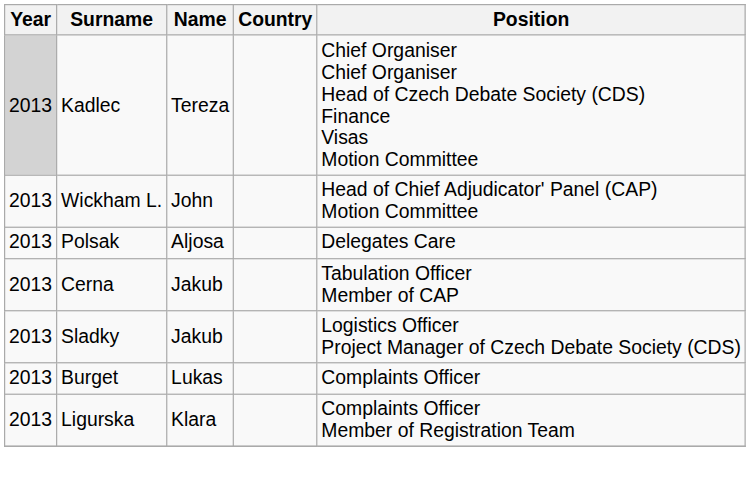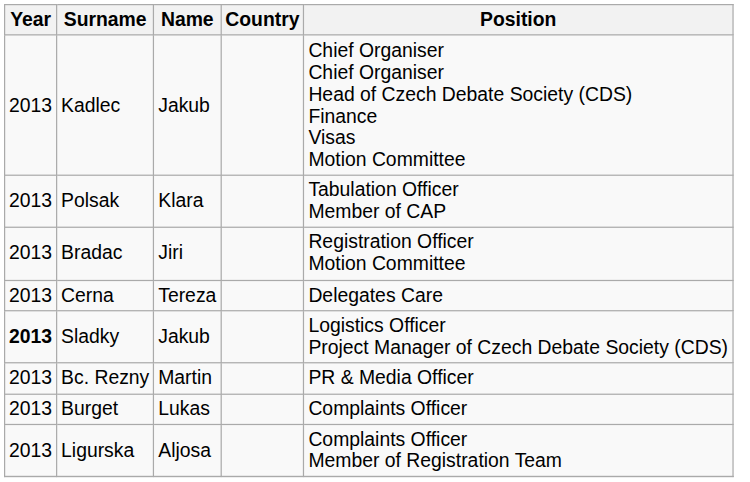(31, 105) lightgrey background -> (31, 105) no background
(200, 105) Tereza -> (184, 105) Jakub
- row: (112, 201)
(197, 242) Aljosa -> (181, 201) Klara
(389, 242) Delegates Care -> (384, 201) Tabulation Officer Member of CAP
+ row: (92, 253)
(197, 284) Jakub -> (187, 295) Tereza
(396, 284) Tabulation Officer Member of CAP -> (376, 295) Delegates Care
(31, 336) normal -> (31, 336) bold
+ row: (105, 378)
(194, 419) Klara -> (185, 450) Aljosa
